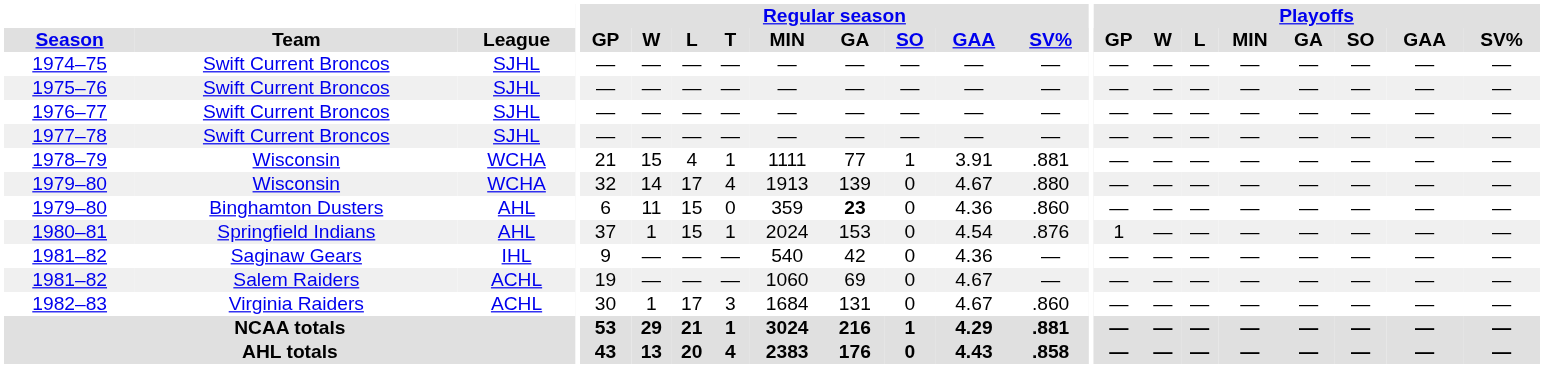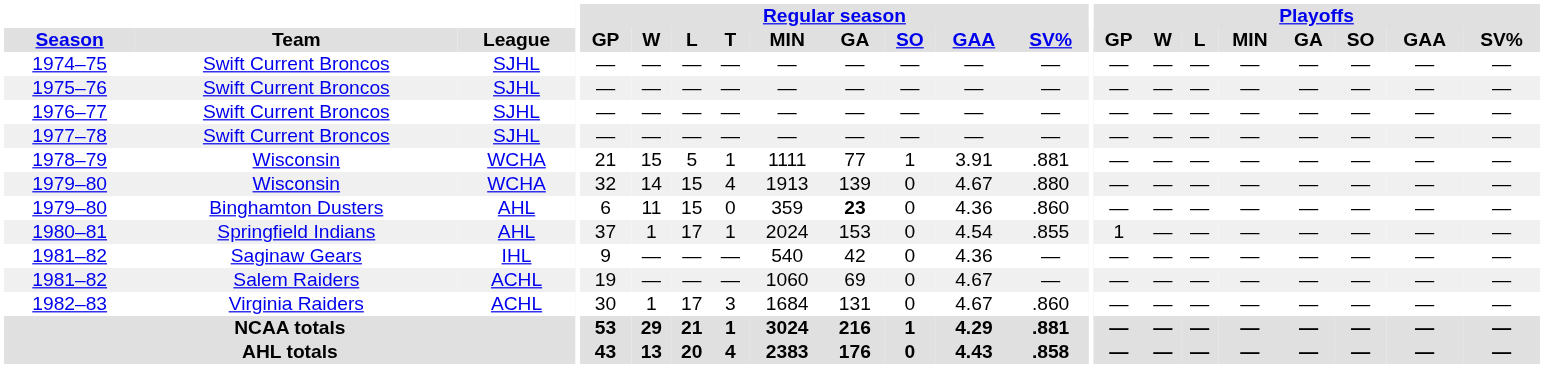(692, 159) 4 -> (692, 159) 5
(692, 183) 17 -> (692, 183) 15
(692, 231) 15 -> (692, 231) 17
(1051, 231) .876 -> (1051, 231) .855
